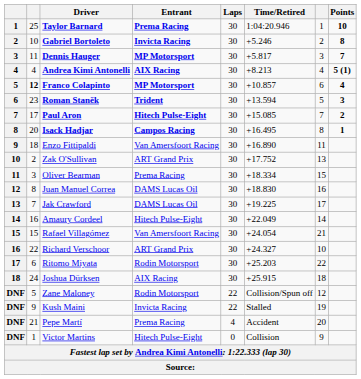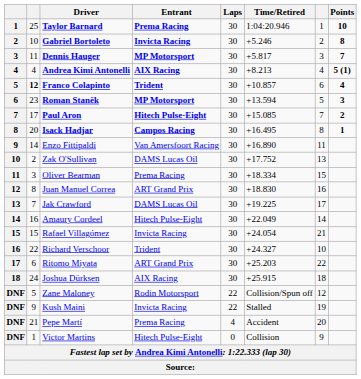(164, 85) MP Motorsport -> (149, 85) Trident
(149, 100) Trident -> (164, 100) MP Motorsport
(34, 144) 18 -> (34, 144) 14
(164, 159) ART Grand Prix -> (166, 159) DAMS Lucas Oil
(166, 189) DAMS Lucas Oil -> (164, 189) ART Grand Prix
(177, 233) Van Amersfoort Racing -> (160, 233) Invicta Racing
(164, 248) ART Grand Prix -> (147, 248) Trident
(166, 263) Rodin Motorsport -> (164, 263) ART Grand Prix
